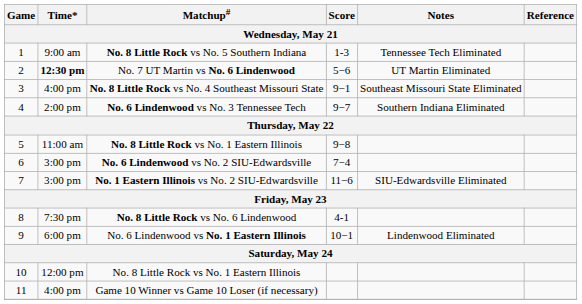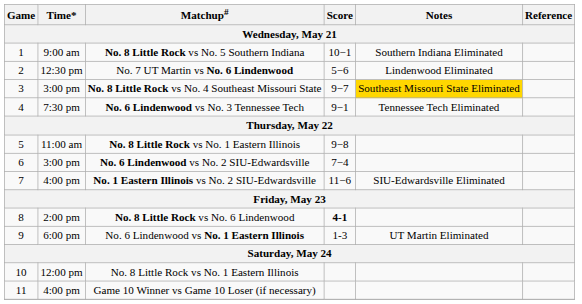(342, 52) 1-3 -> (340, 52) 10−1
(441, 52) Tennessee Tech Eliminated -> (439, 52) Southern Indiana Eliminated
(62, 70) bold -> (62, 70) normal
(441, 70) UT Martin Eliminated -> (439, 70) Lindenwood Eliminated
(62, 89) 4:00 pm -> (62, 89) 3:00 pm
(342, 89) 9−1 -> (340, 89) 9−7
(441, 89) no background -> (439, 89) gold background
(62, 107) 2:00 pm -> (62, 107) 7:30 pm
(342, 107) 9−7 -> (340, 107) 9−1
(441, 107) Southern Indiana Eliminated -> (439, 107) Tennessee Tech Eliminated
(62, 180) 3:00 pm -> (62, 180) 4:00 pm
(62, 217) 7:30 pm -> (62, 217) 2:00 pm
(342, 217) normal -> (340, 217) bold
(342, 235) 10−1 -> (340, 235) 1-3
(441, 235) Lindenwood Eliminated -> (439, 235) UT Martin Eliminated
